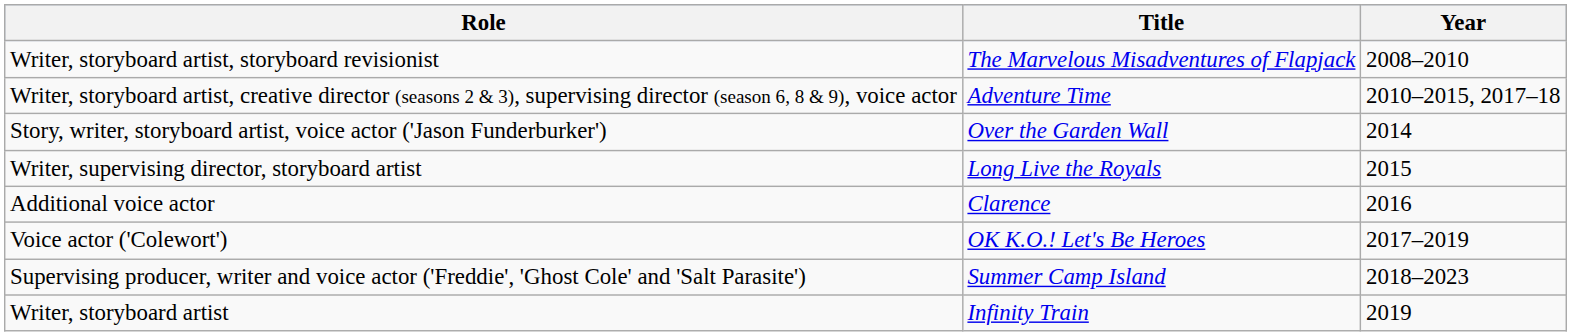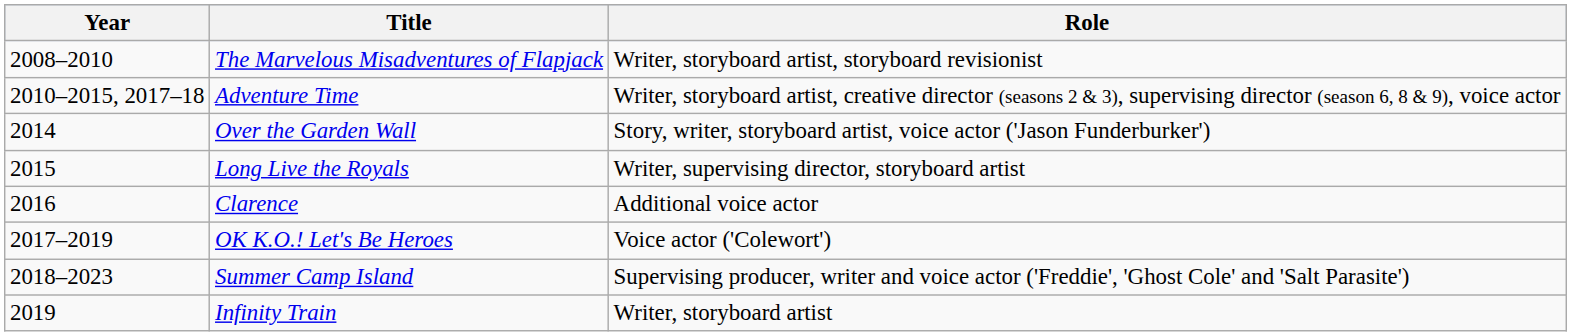columns swapped: (1463, 22) <-> (483, 22)
